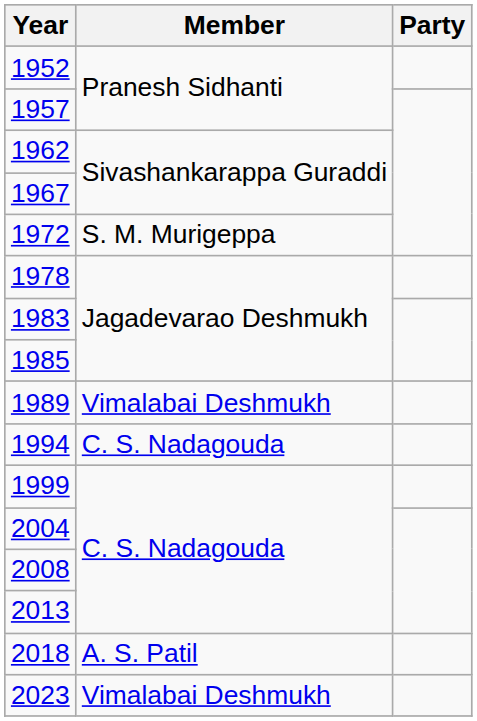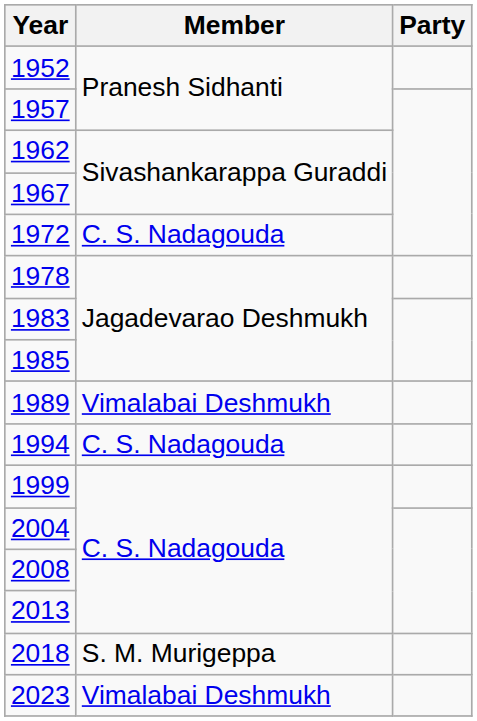(179, 234) S. M. Murigeppa -> (183, 234) C. S. Nadagouda
(140, 653) A. S. Patil -> (179, 653) S. M. Murigeppa
